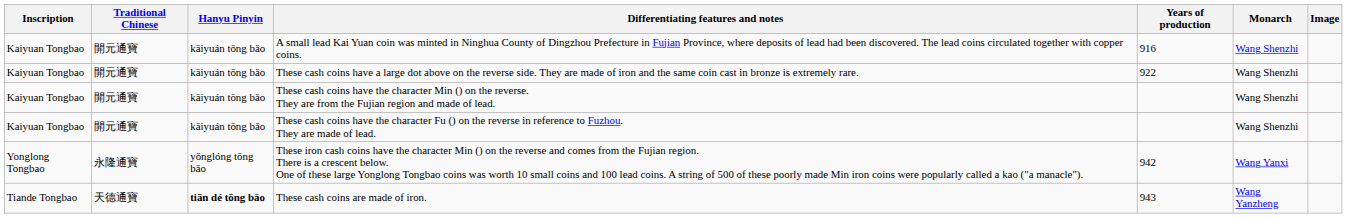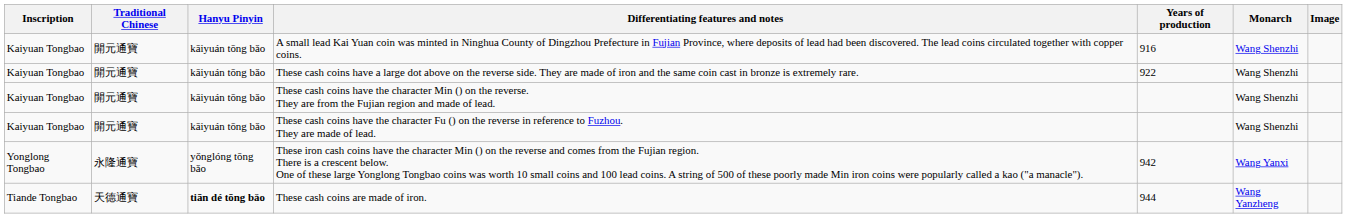(1148, 198) 943 -> (1148, 198) 944
